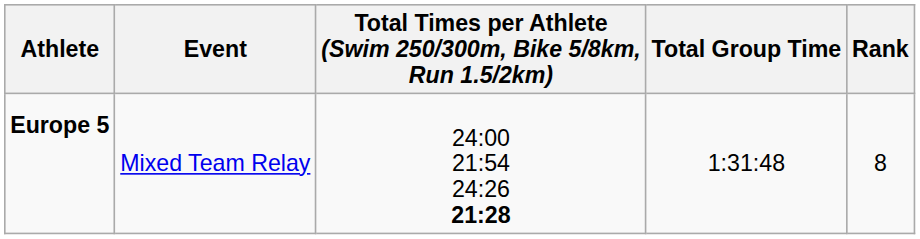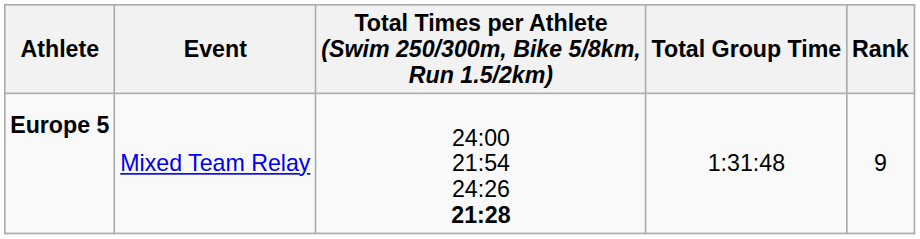(880, 163) 8 -> (880, 163) 9
